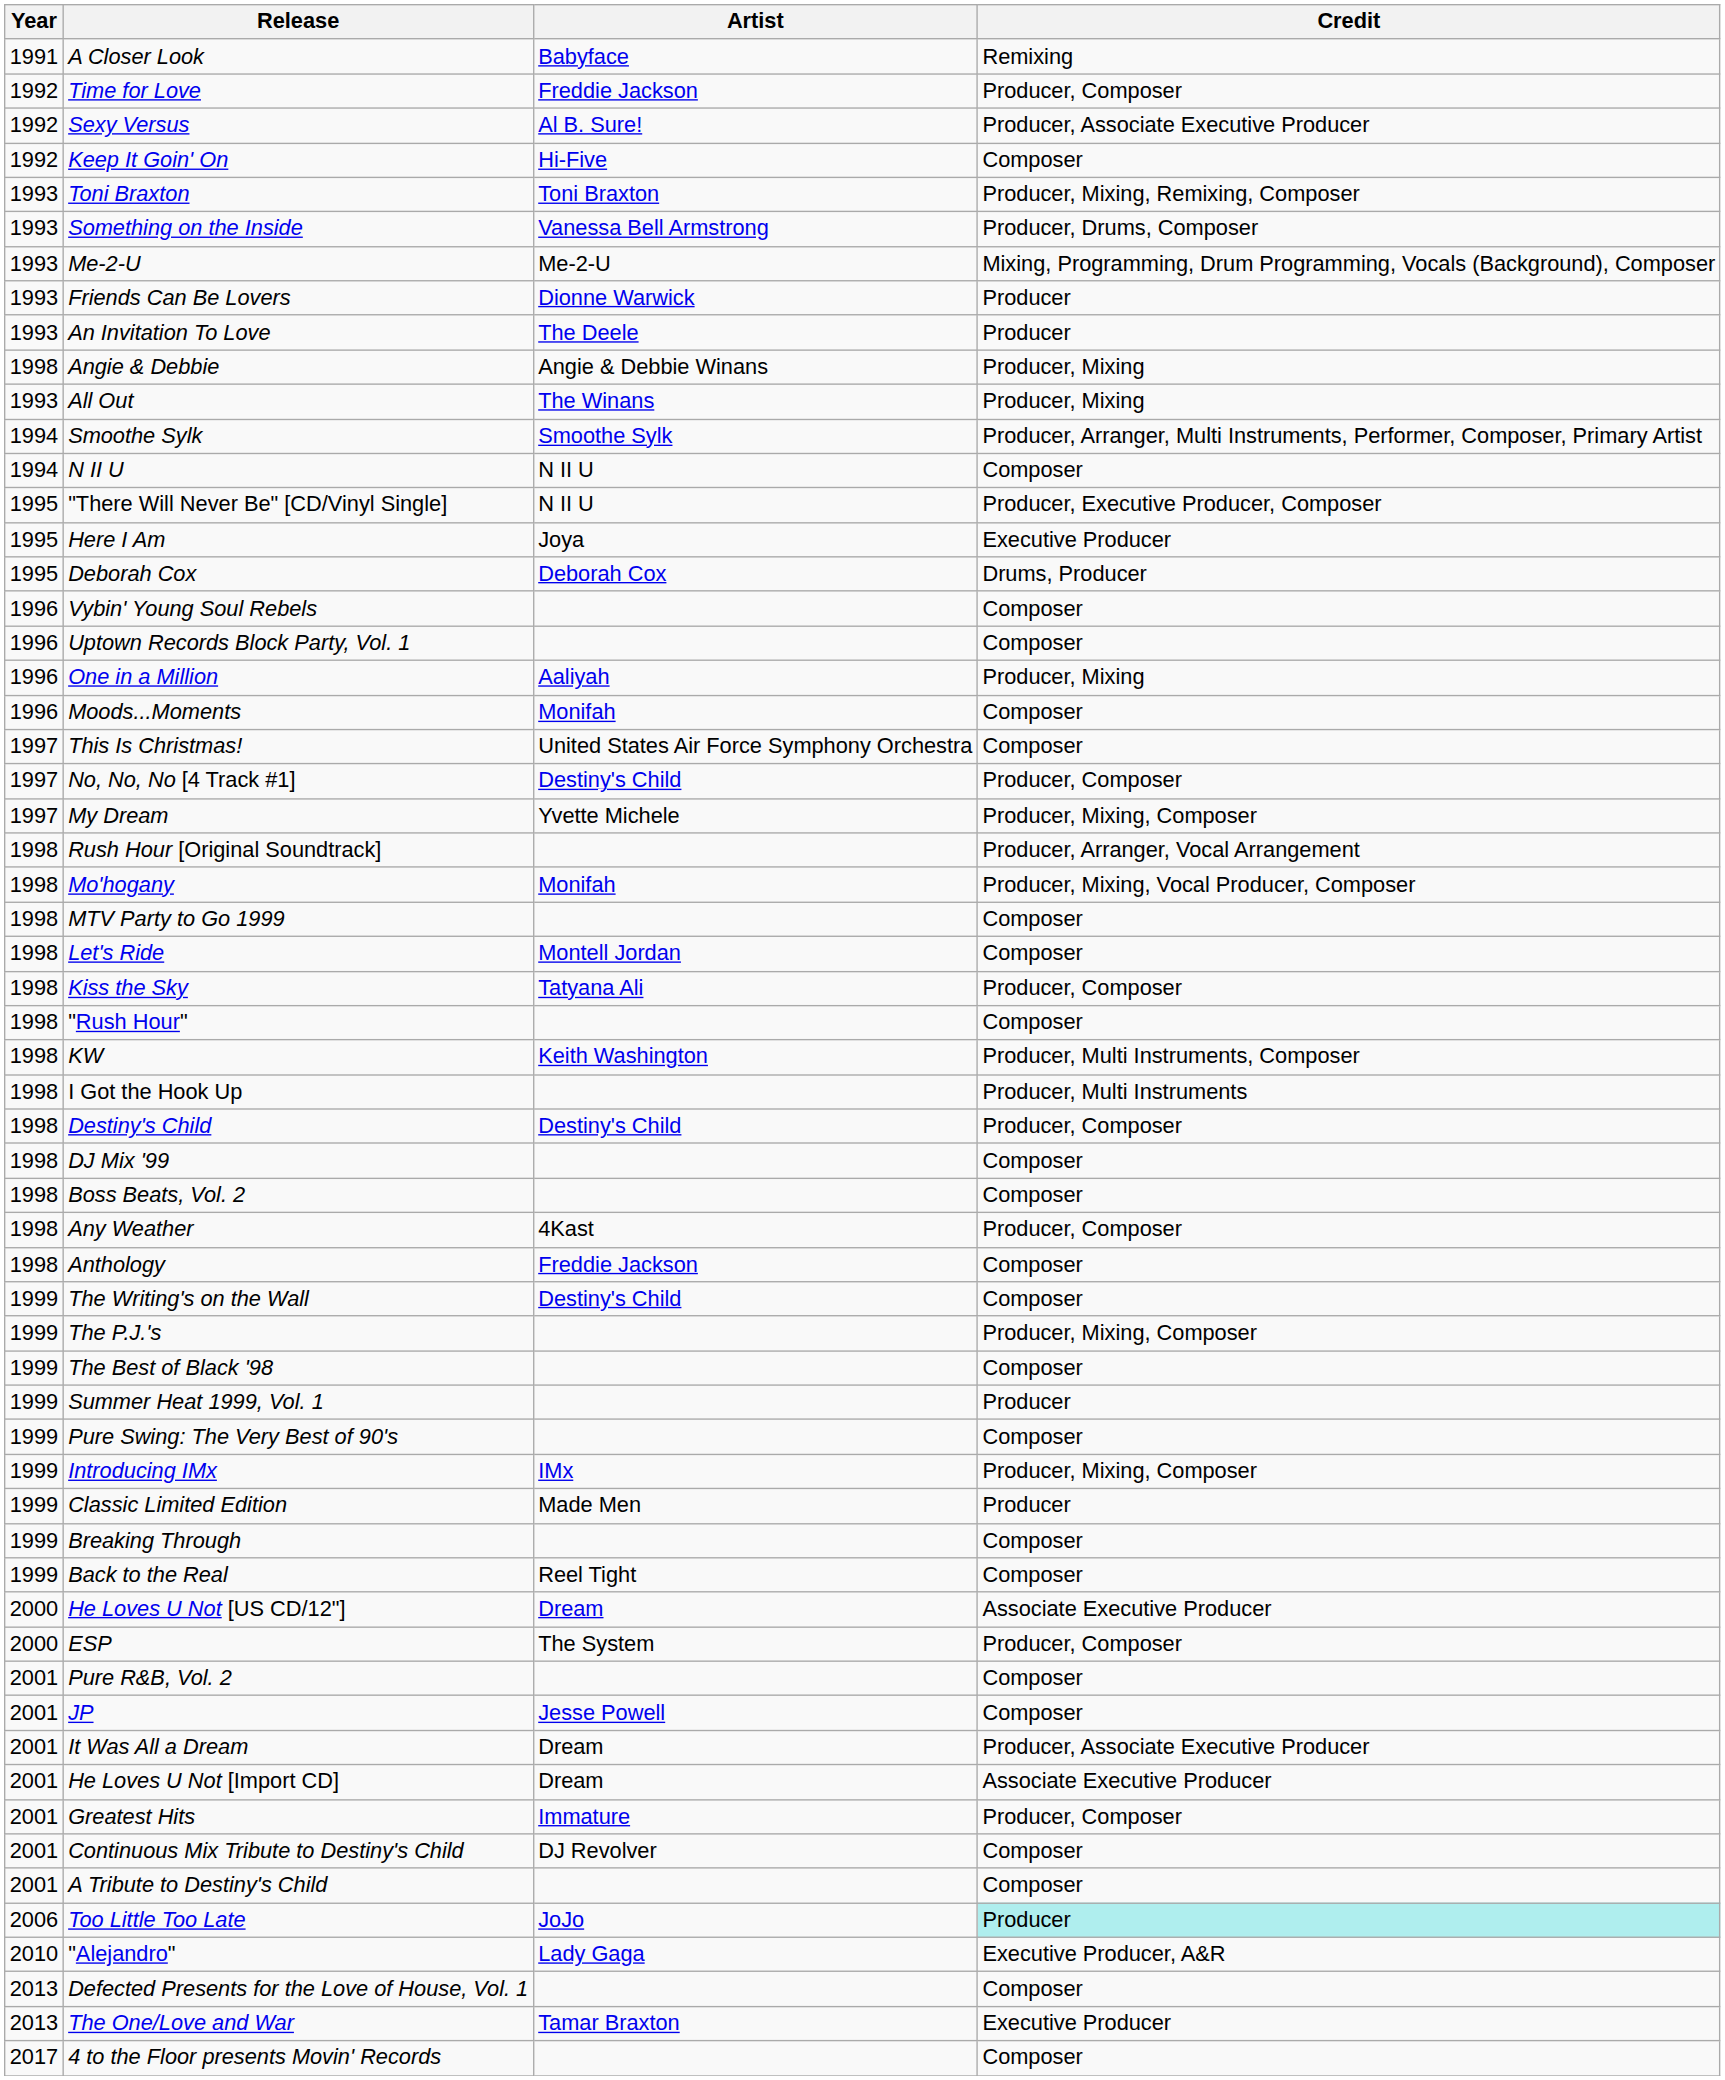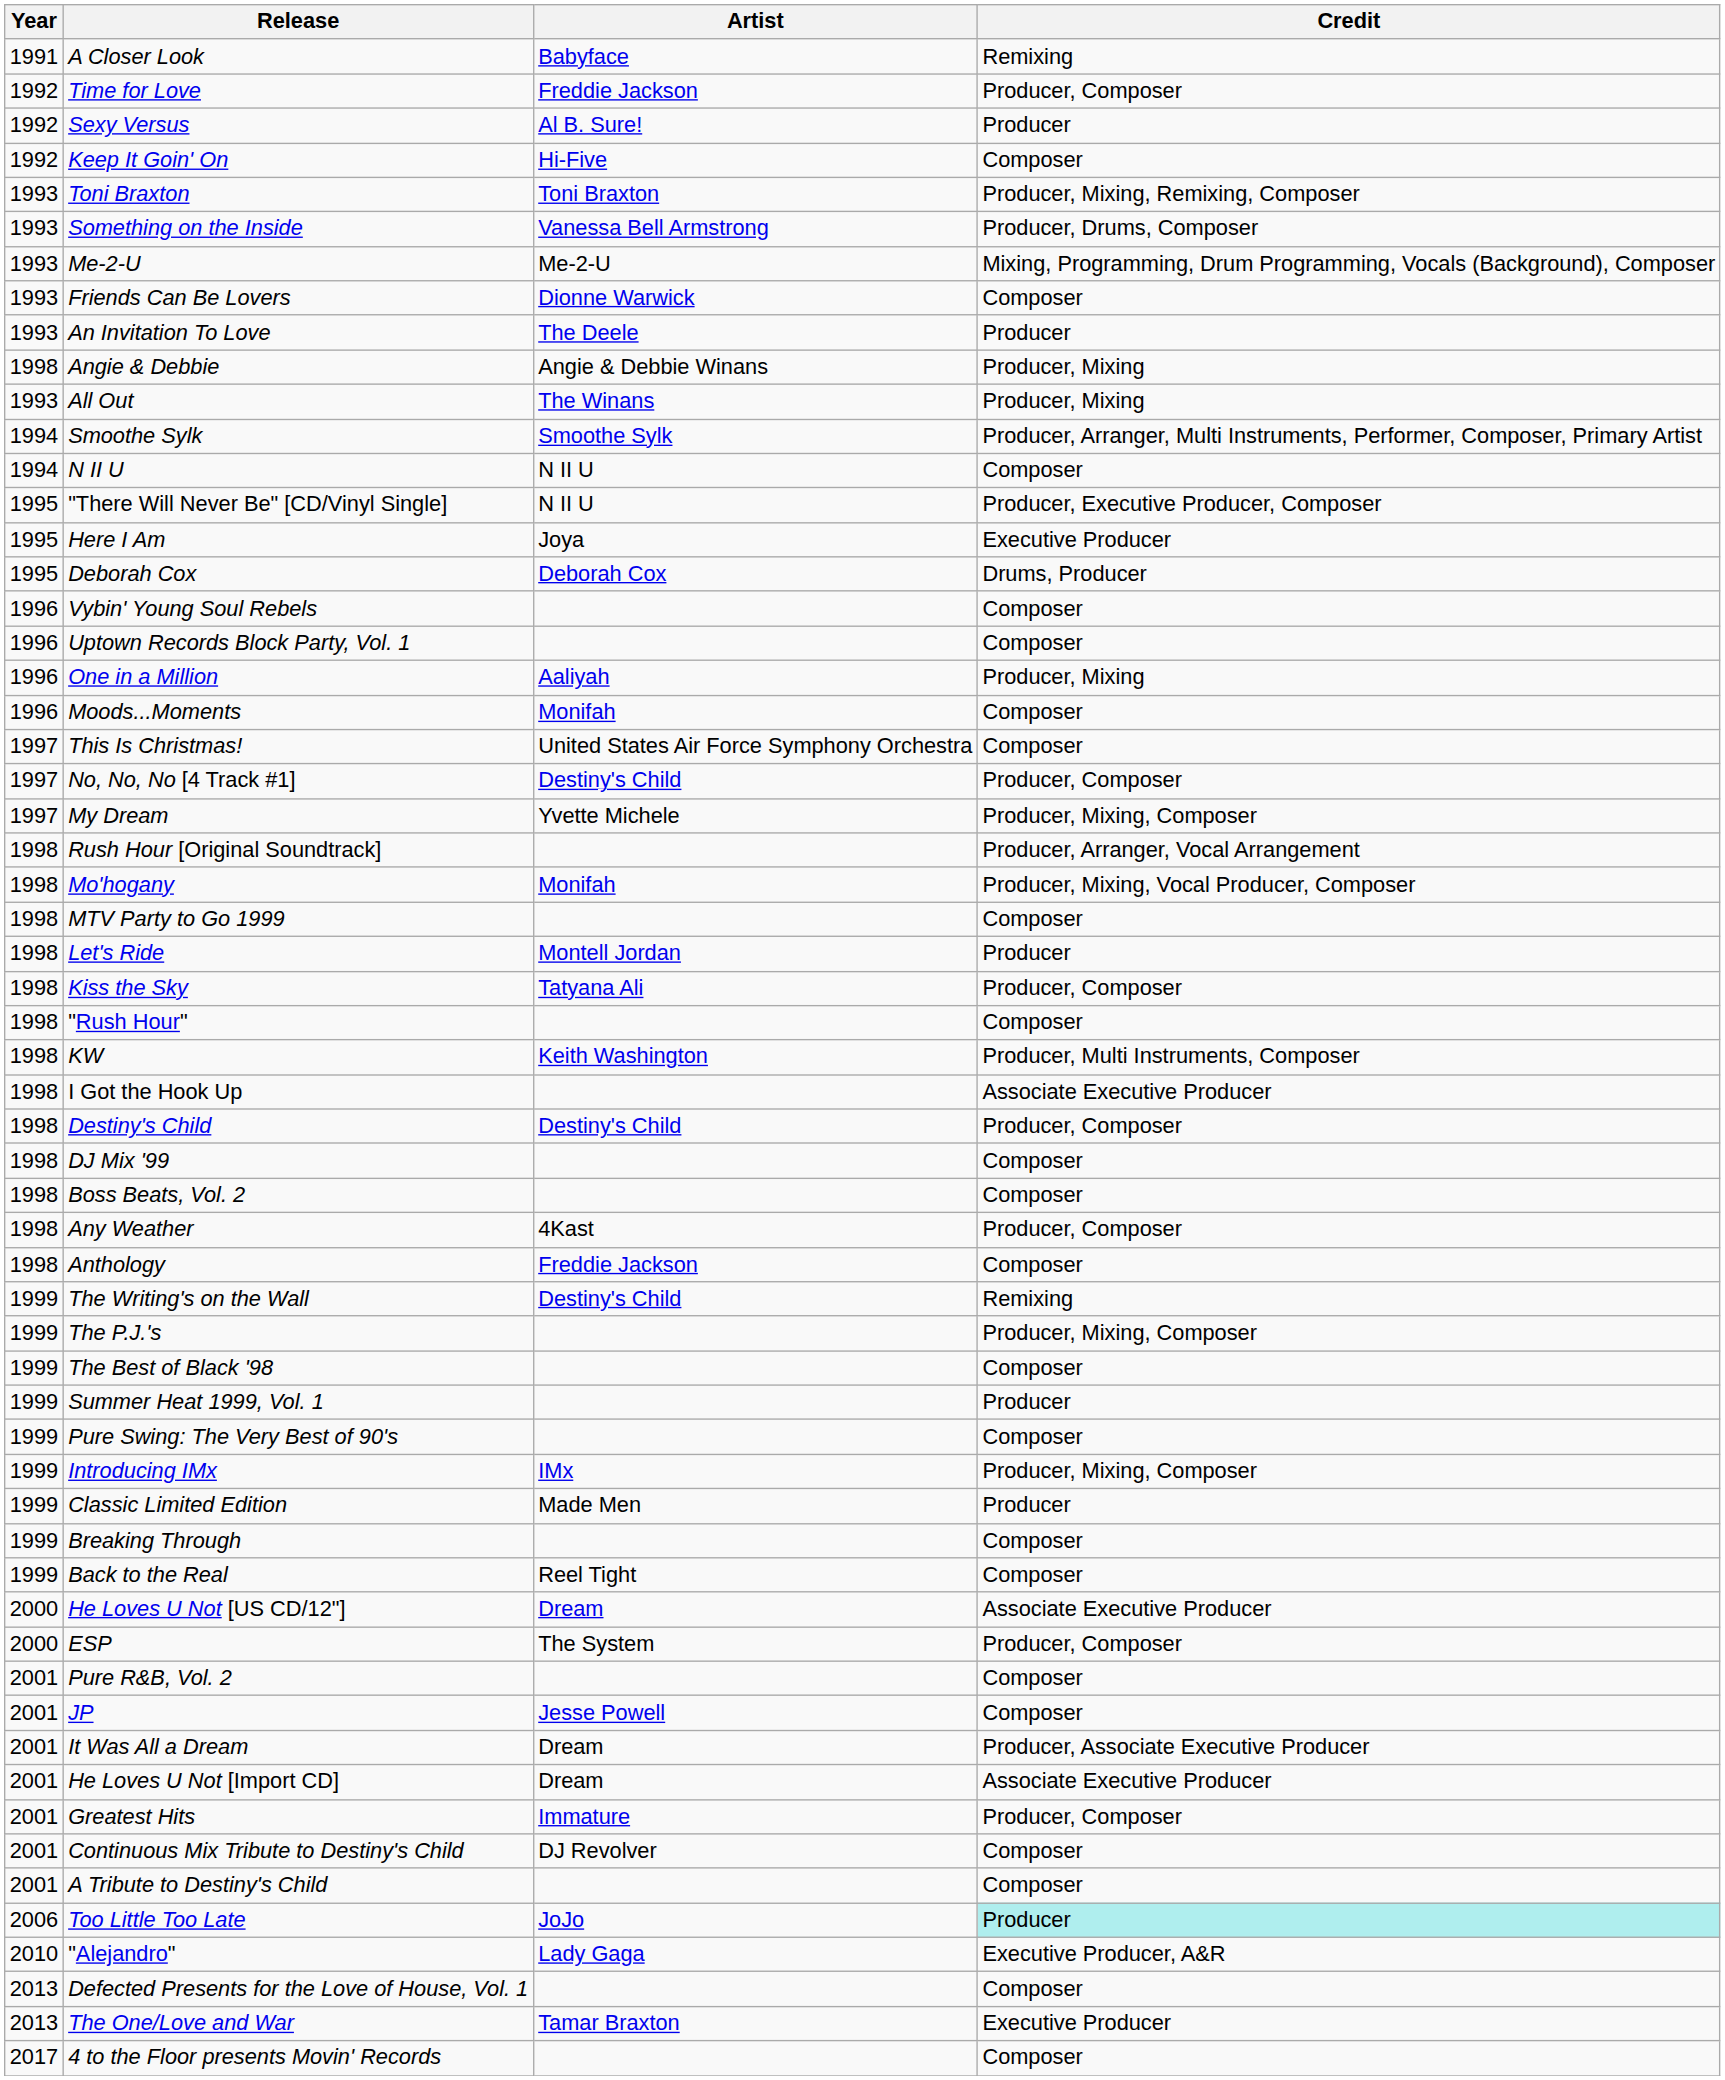(1176, 125) Producer, Associate Executive Producer -> (1027, 125) Producer
(1027, 297) Producer -> (1033, 297) Composer
(1033, 953) Composer -> (1027, 953) Producer
(1115, 1091) Producer, Multi Instruments -> (1127, 1091) Associate Executive Producer
(1033, 1298) Composer -> (1028, 1298) Remixing
